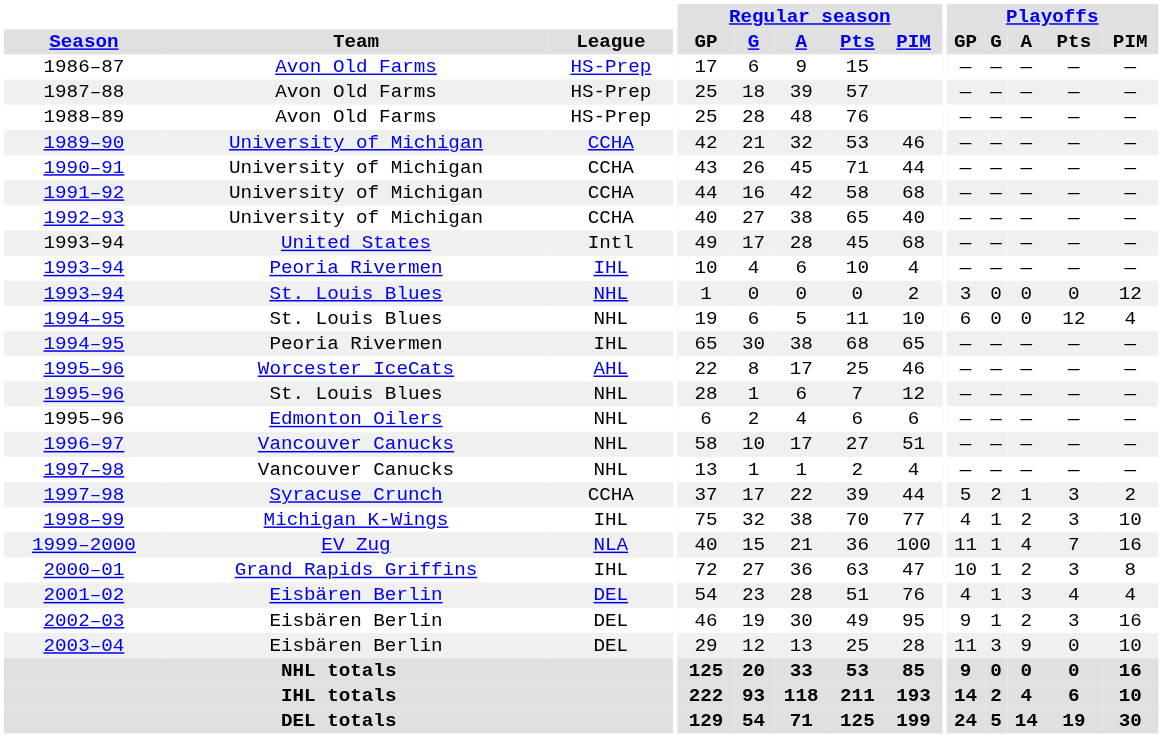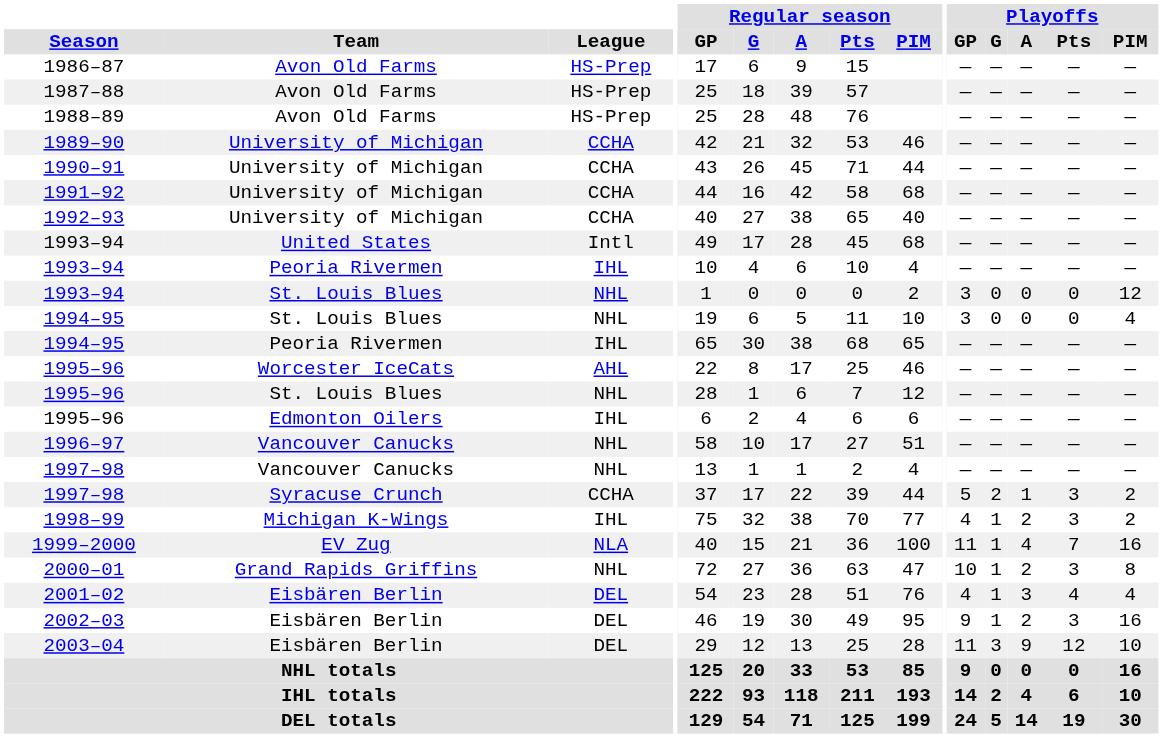(966, 318) 6 -> (966, 318) 3
(1074, 318) 12 -> (1074, 318) 0
(611, 419) NHL -> (611, 419) IHL
(1130, 520) 10 -> (1130, 520) 2
(611, 570) IHL -> (611, 570) NHL
(1074, 646) 0 -> (1074, 646) 12
